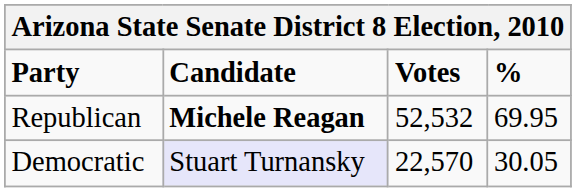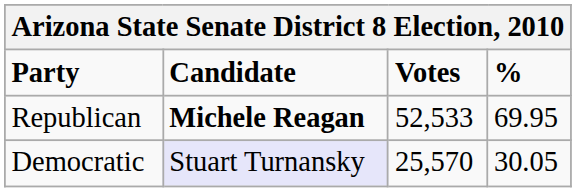(434, 117) 52,532 -> (434, 117) 52,533
(434, 162) 22,570 -> (434, 162) 25,570
